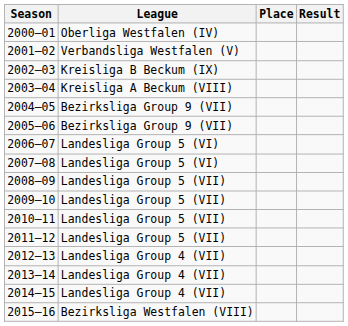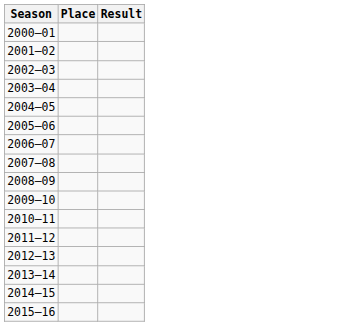- column: (157, 14)
